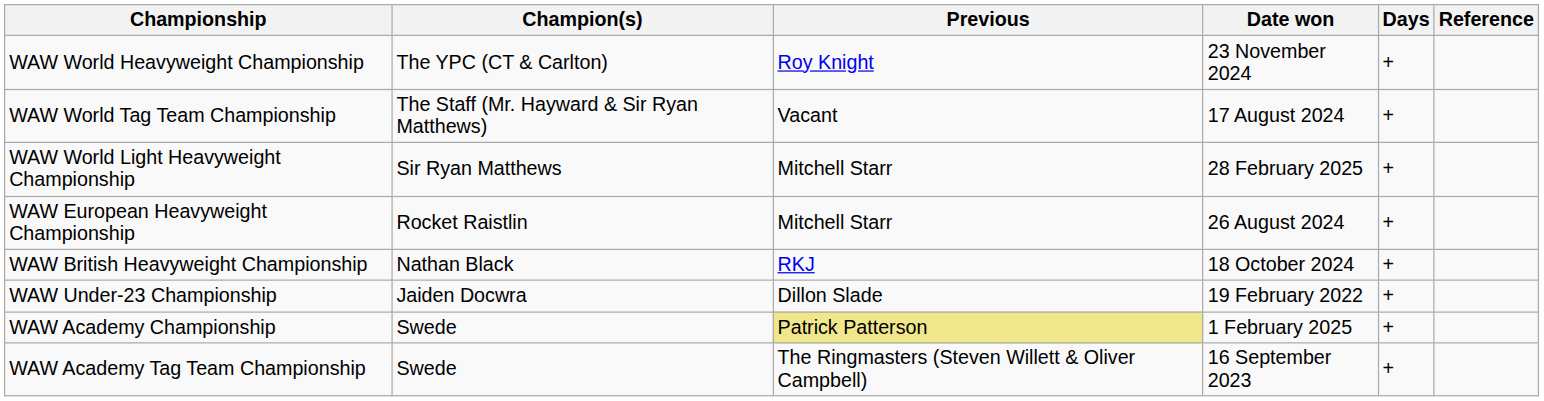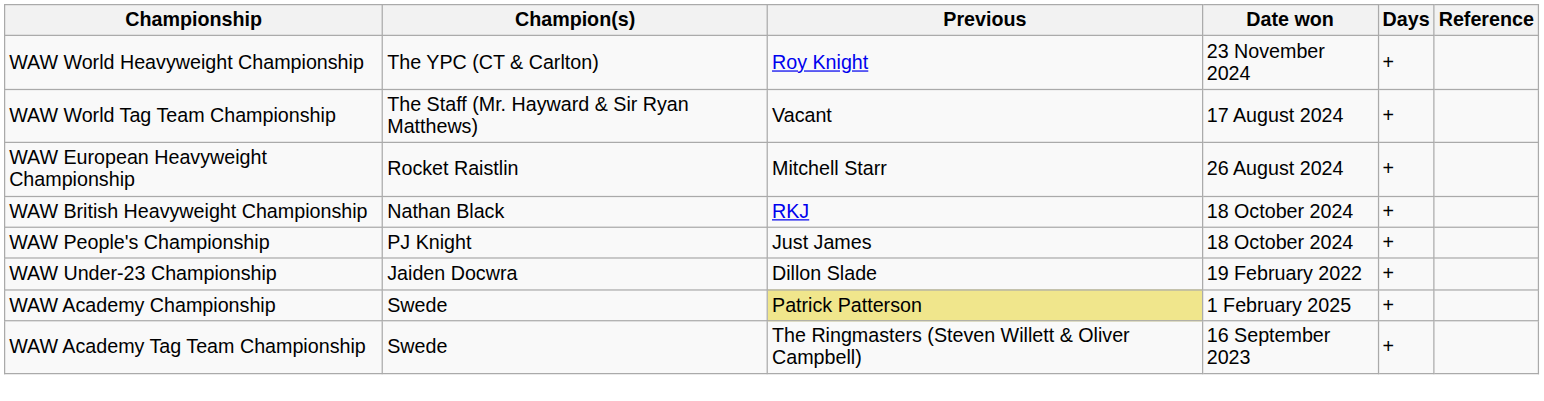- row: (145, 169)
+ row: (139, 242)
